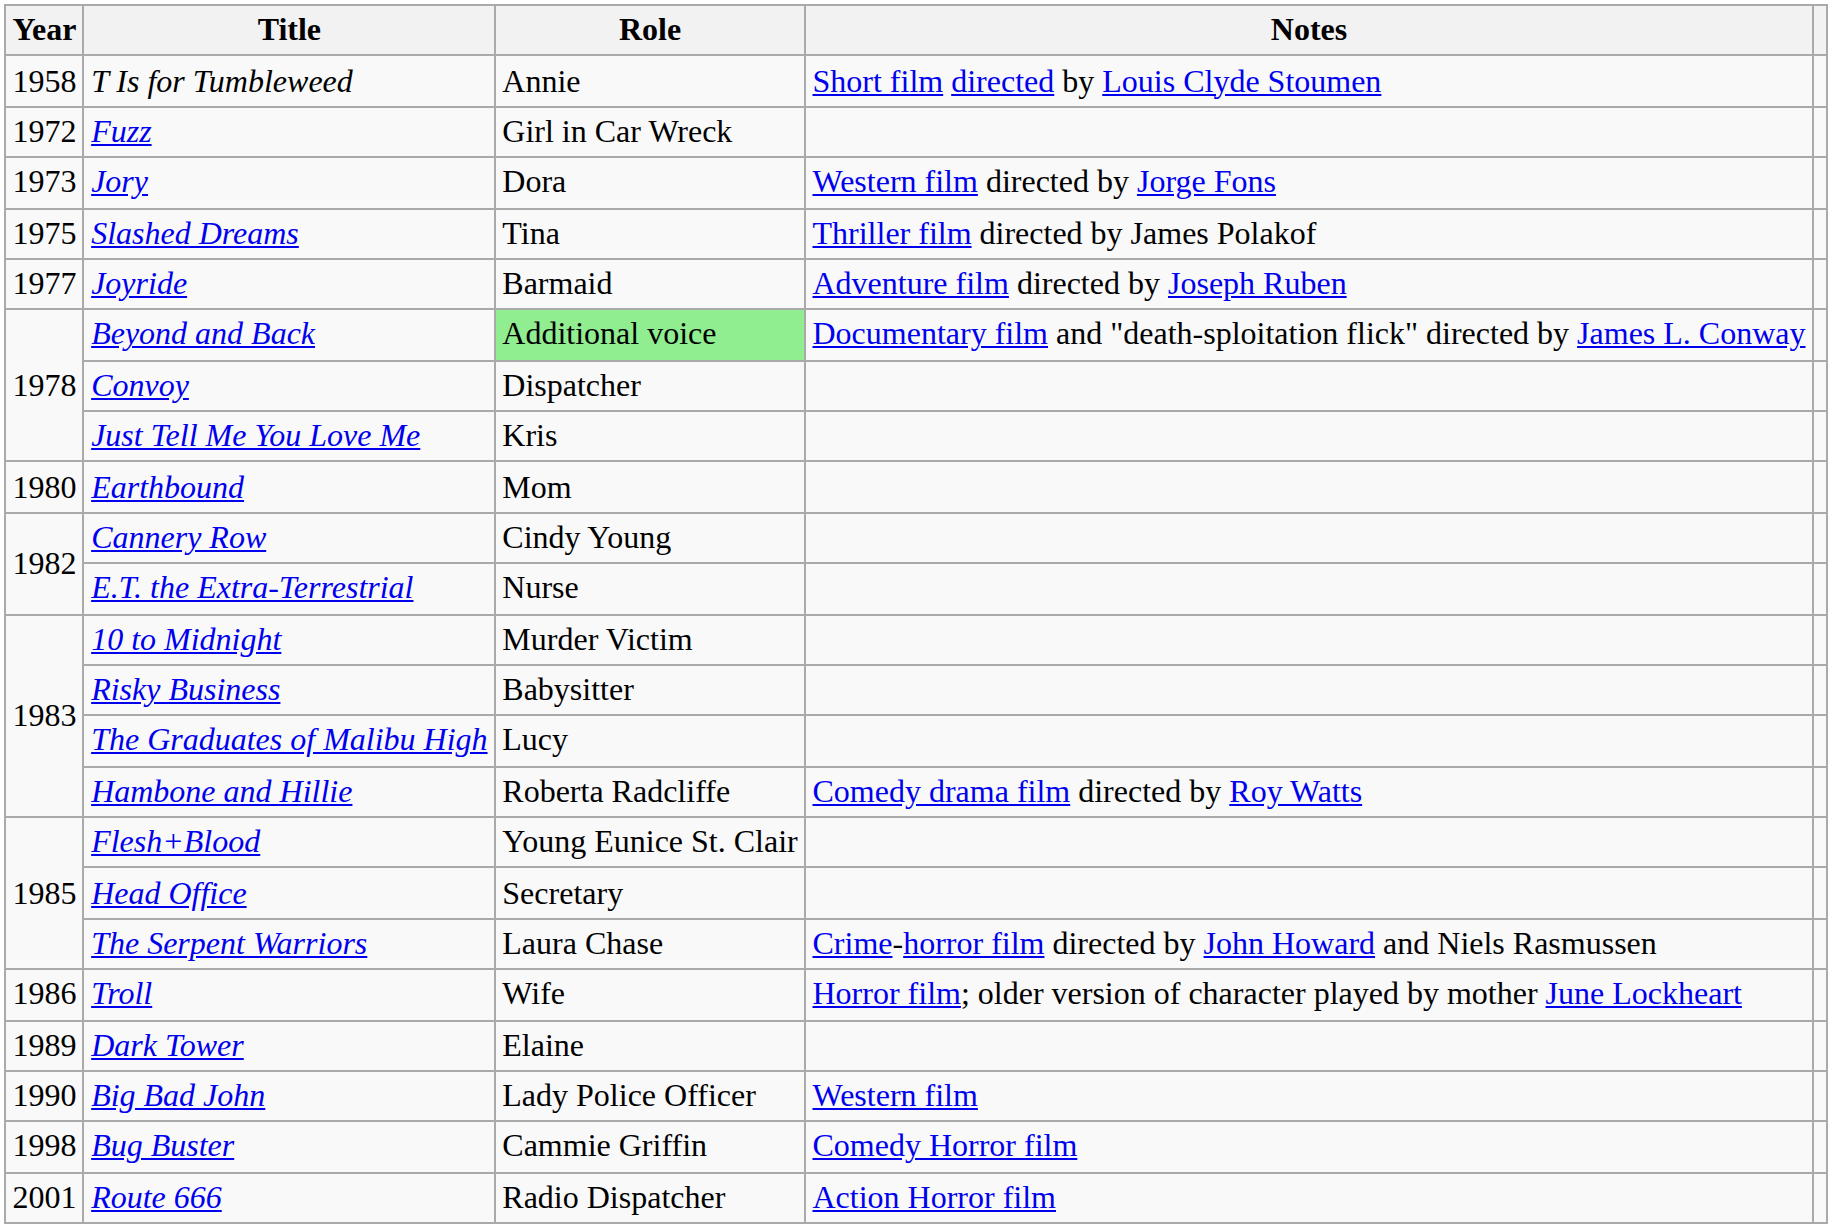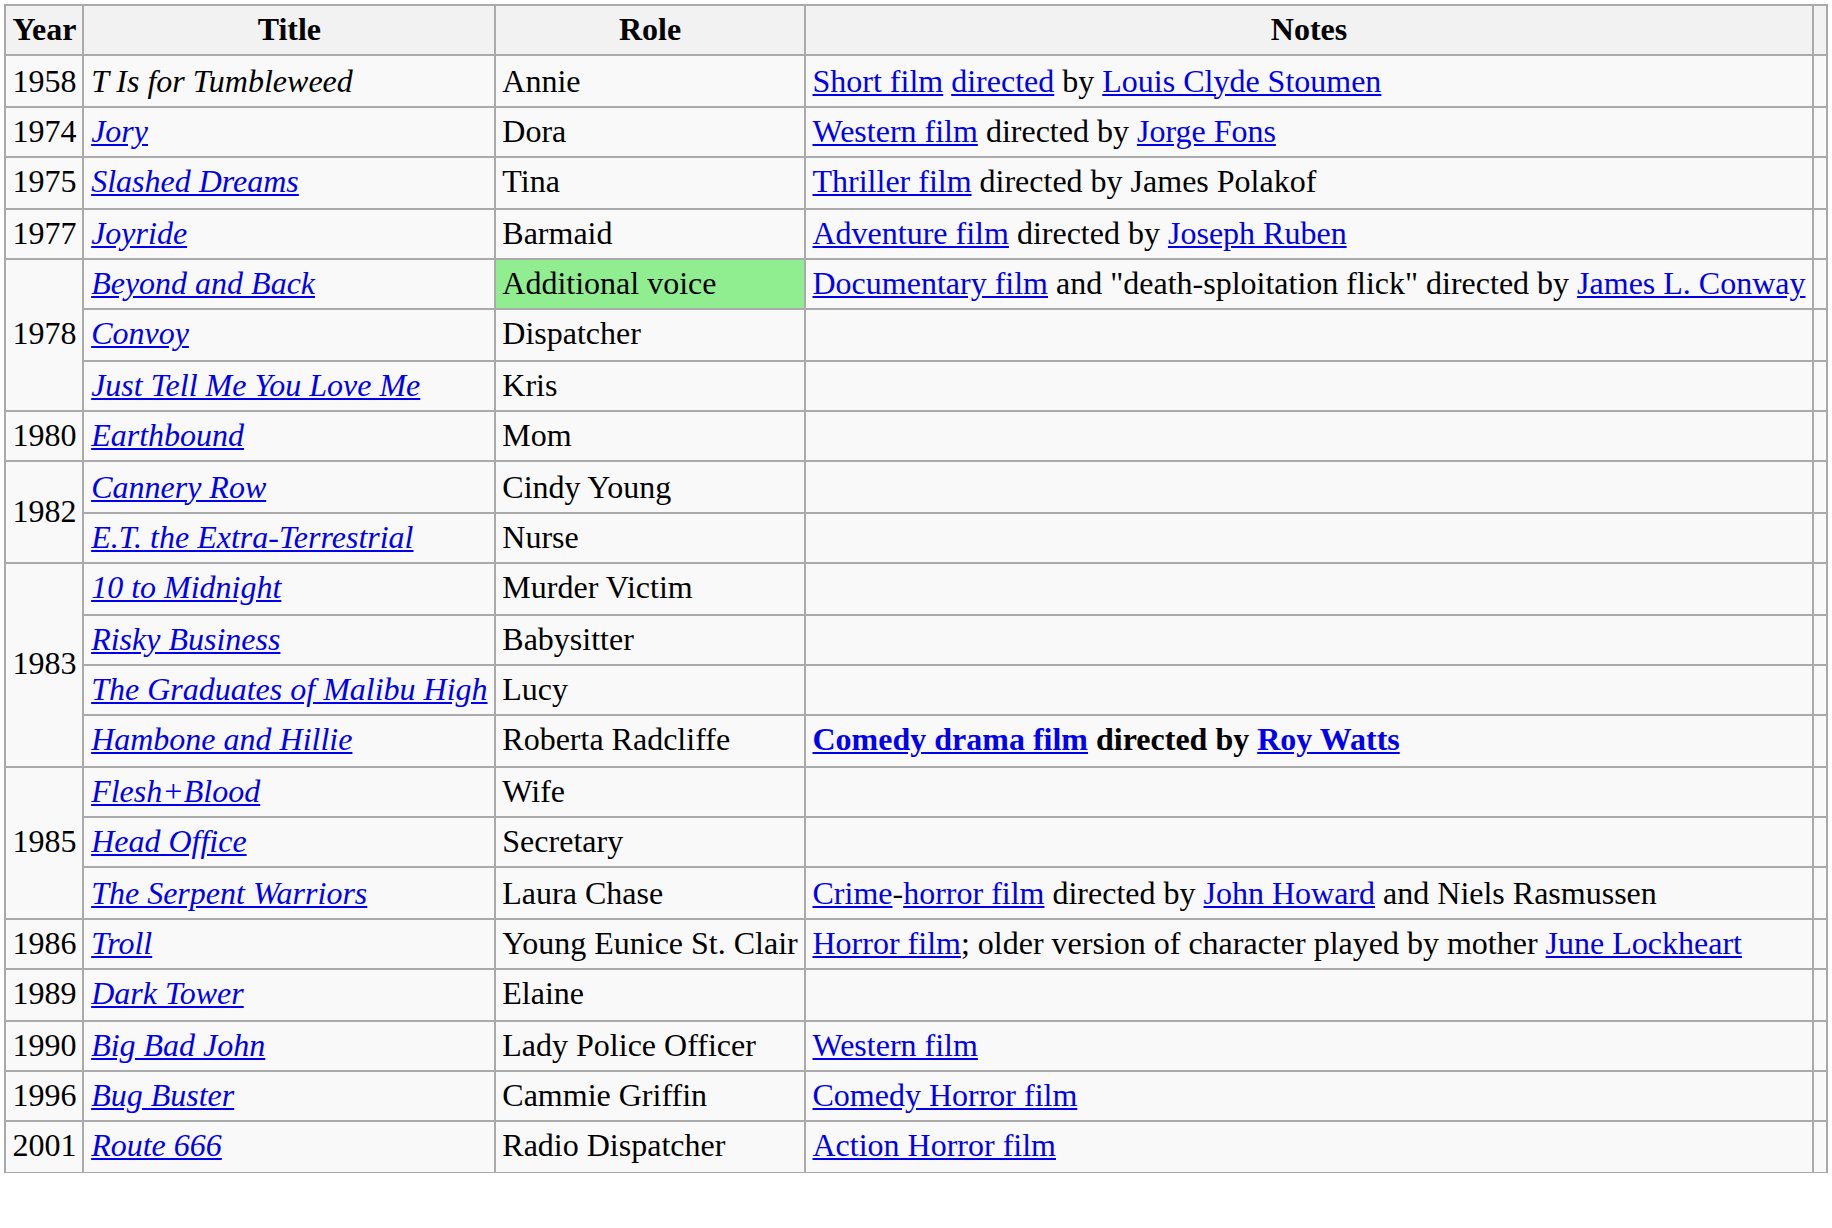- row: (121, 131)
(44, 182) 1973 -> (44, 131) 1974
(1087, 791) normal -> (1106, 740) bold
(650, 841) Young Eunice St. Clair -> (534, 791) Wife
(534, 994) Wife -> (650, 943) Young Eunice St. Clair
(44, 1146) 1998 -> (44, 1095) 1996
